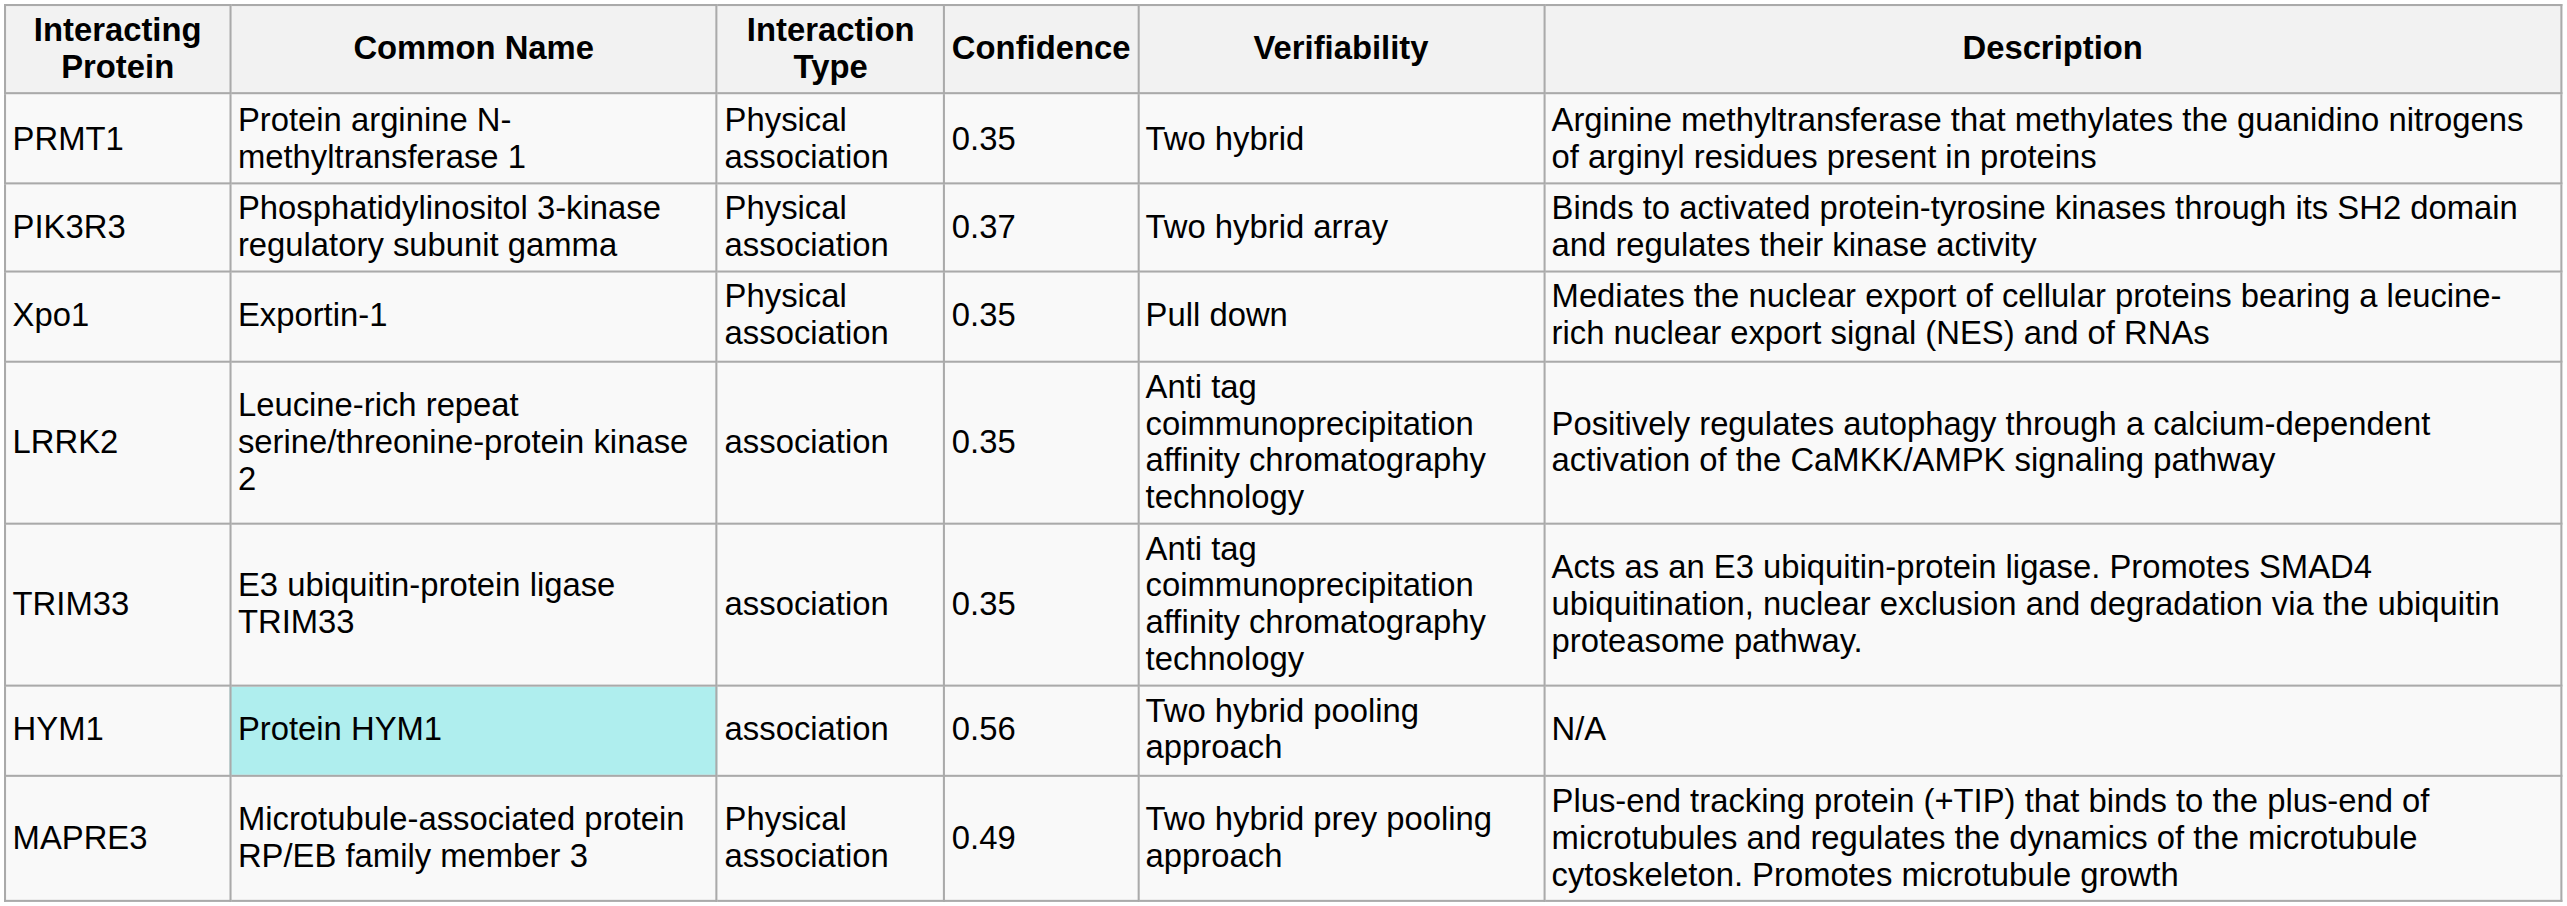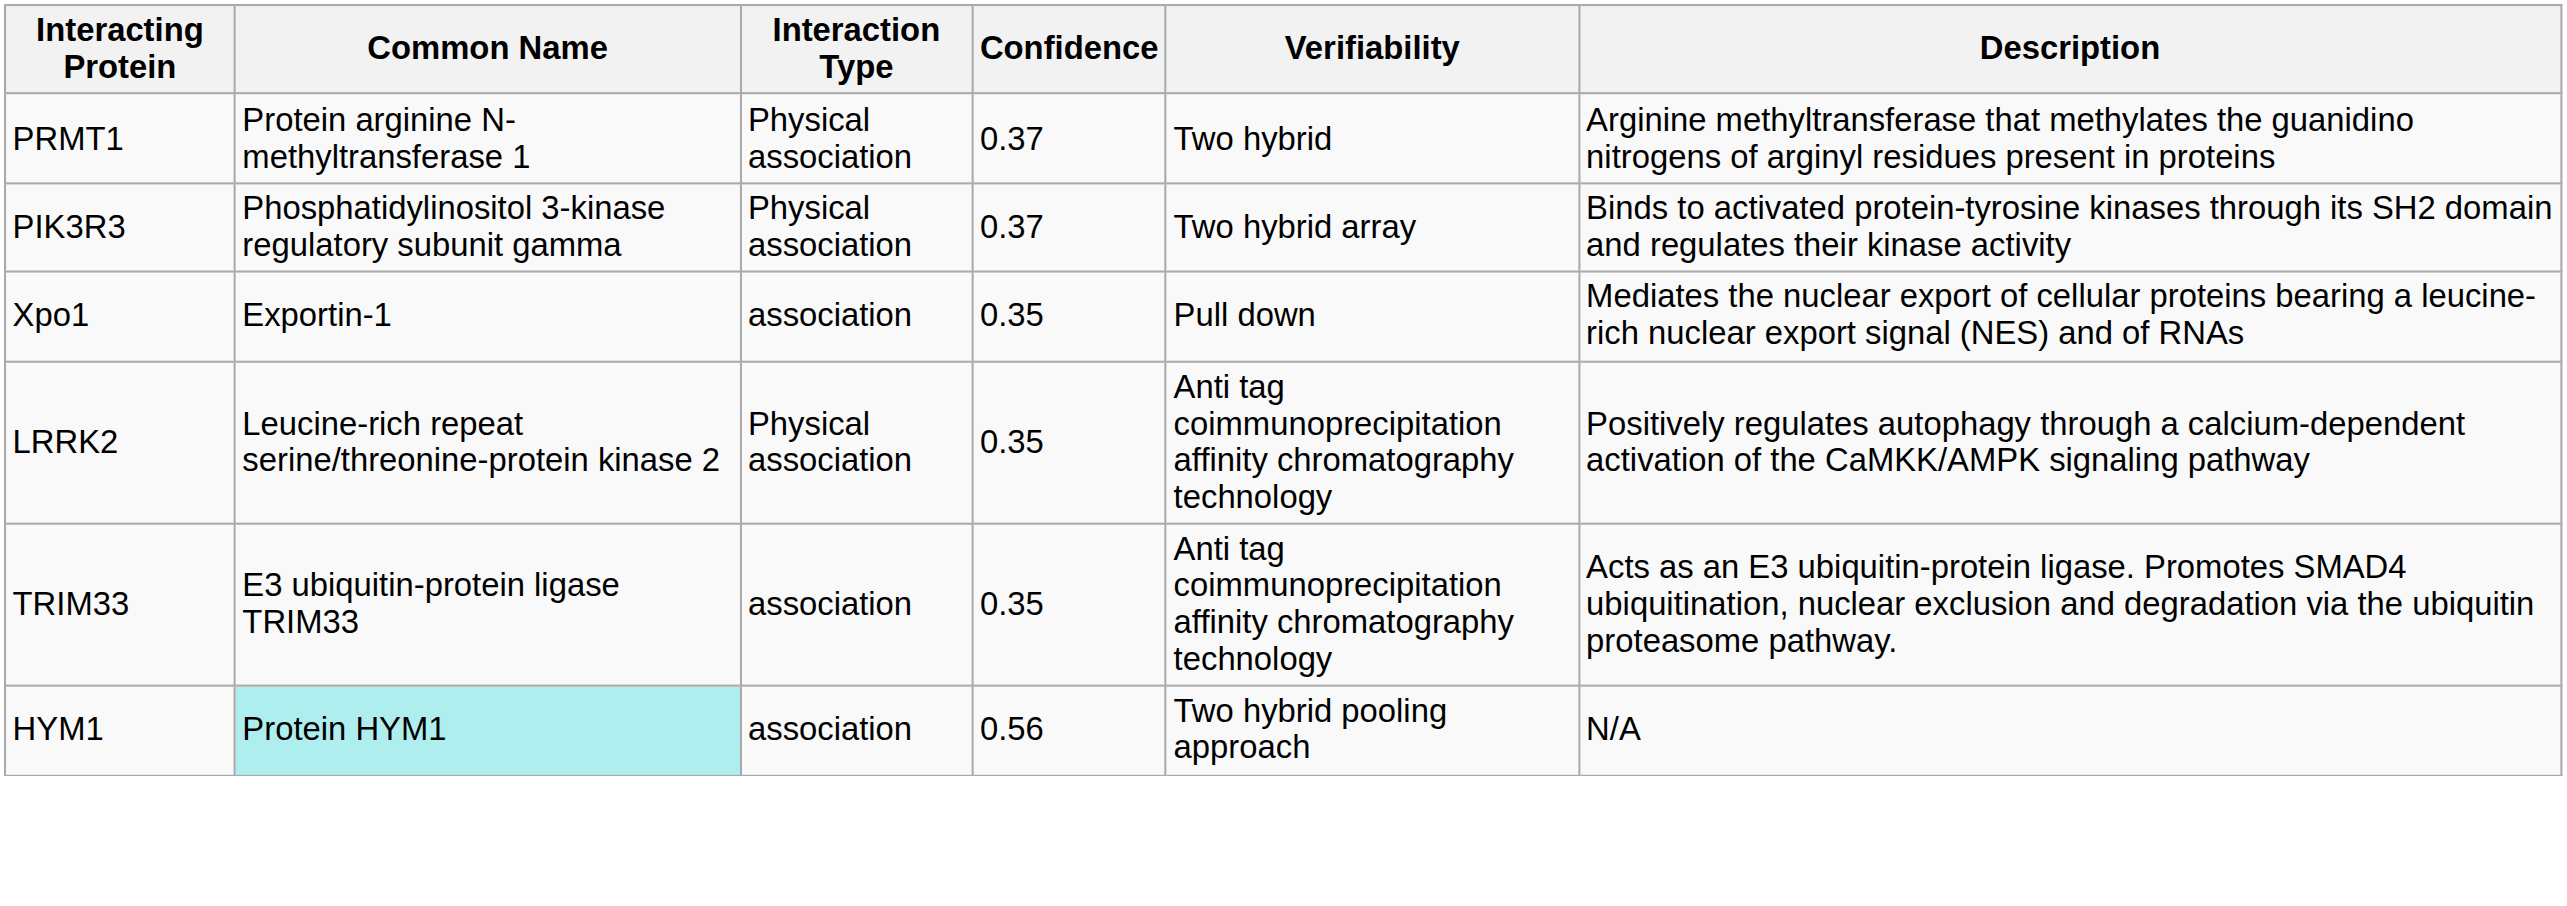(984, 137) 0.35 -> (1012, 137) 0.37
(807, 315) Physical association -> (830, 315) association
(807, 441) association -> (830, 441) Physical association
- row: (80, 837)
